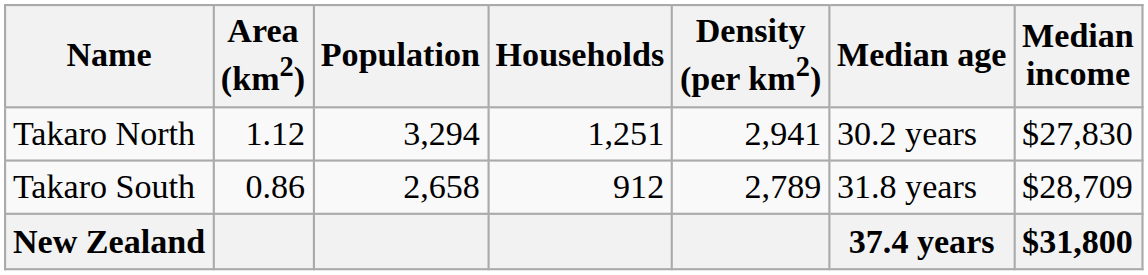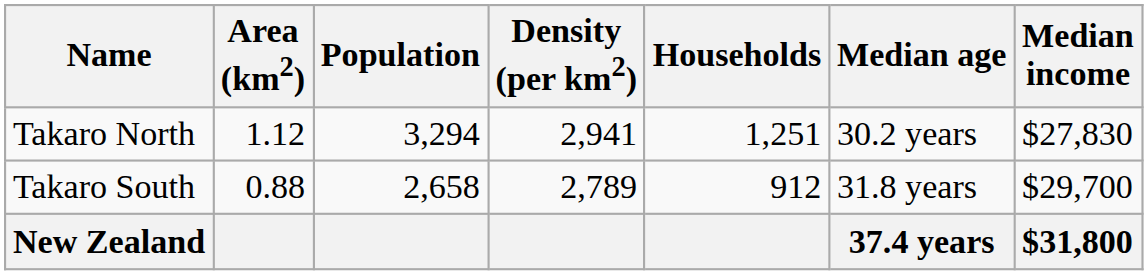columns swapped: (751, 55) <-> (580, 55)
(275, 187) 0.86 -> (275, 187) 0.88
(1077, 187) $28,709 -> (1077, 187) $29,700
